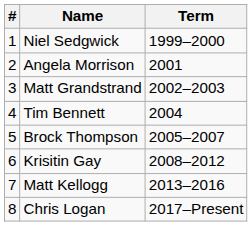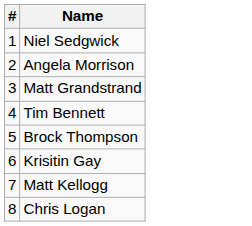- column: (196, 16)
